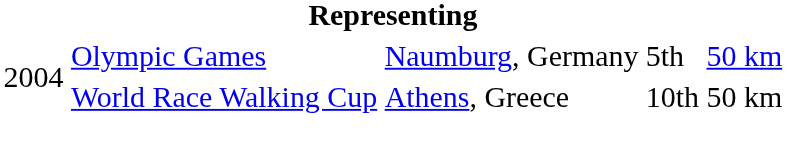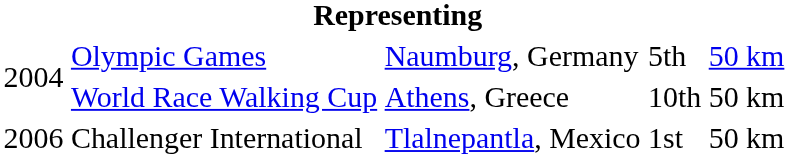+ row: (217, 138)
